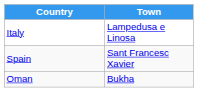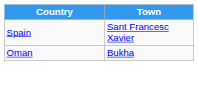- row: (15, 32)
